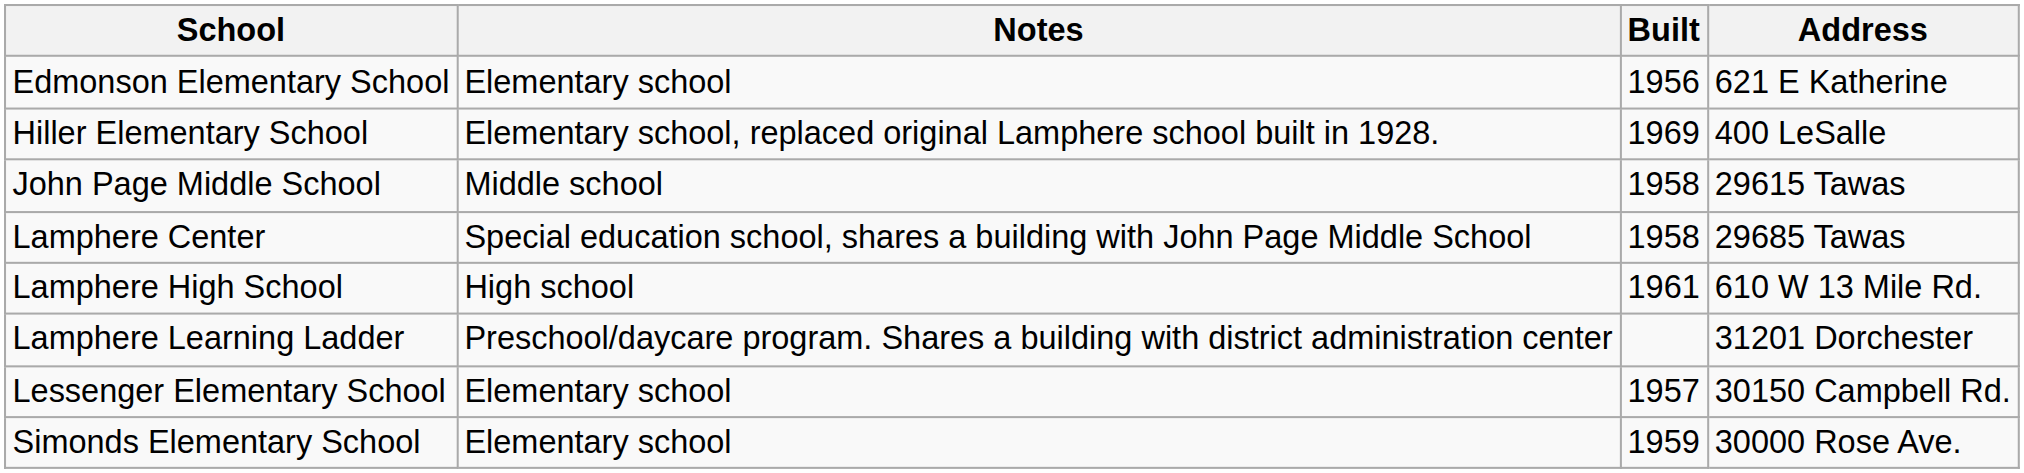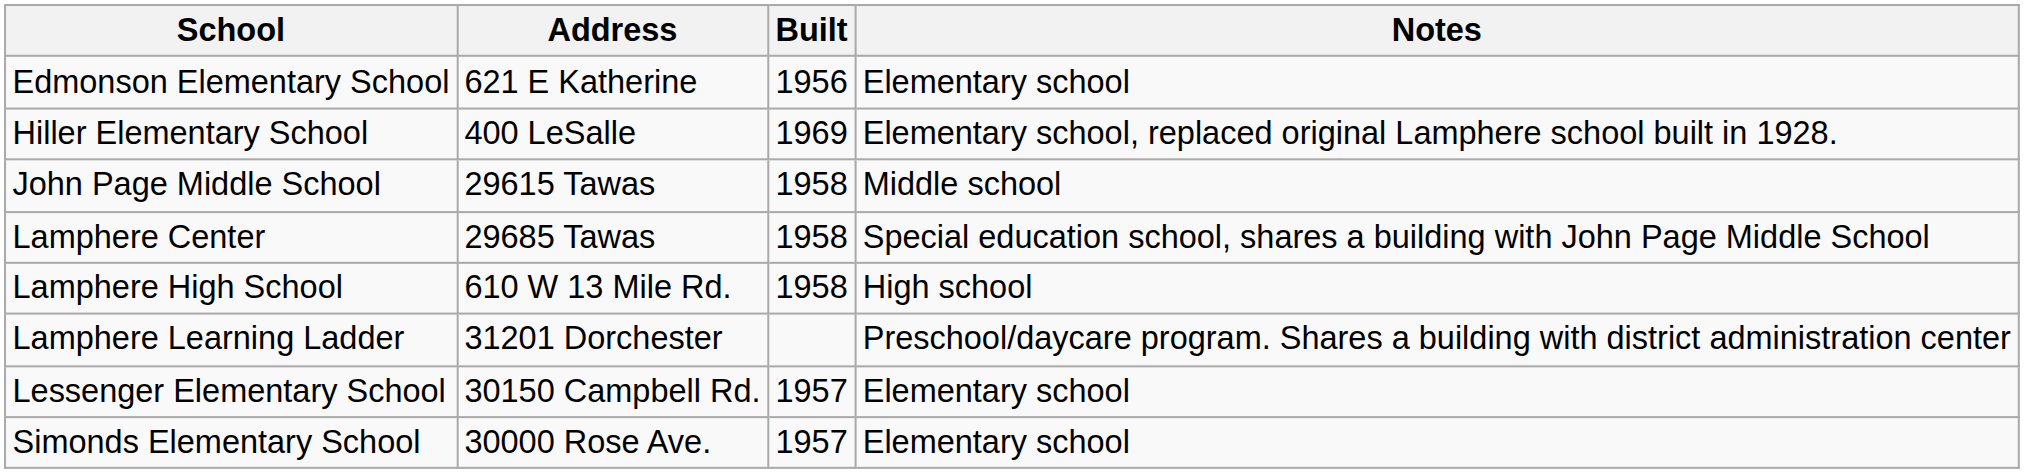columns swapped: (1863, 30) <-> (1038, 30)
(1664, 287) 1961 -> (812, 287) 1958
(1664, 442) 1959 -> (812, 442) 1957
